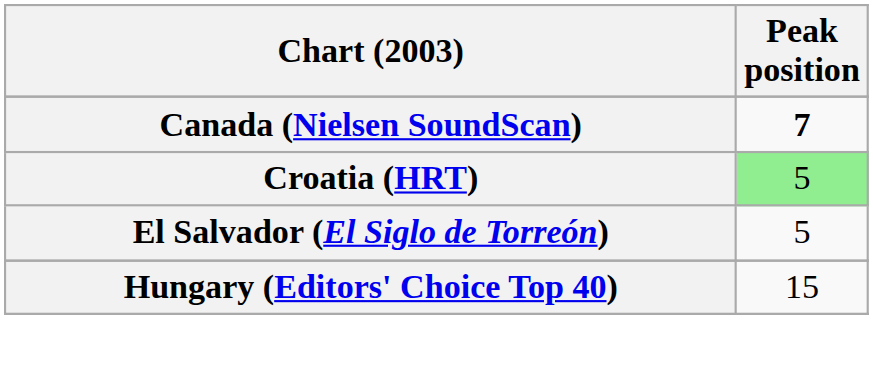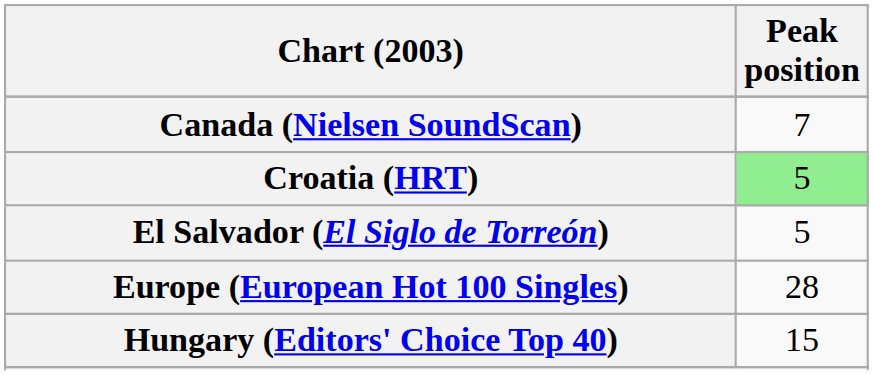(802, 123) bold -> (802, 123) normal
+ row: (371, 286)
